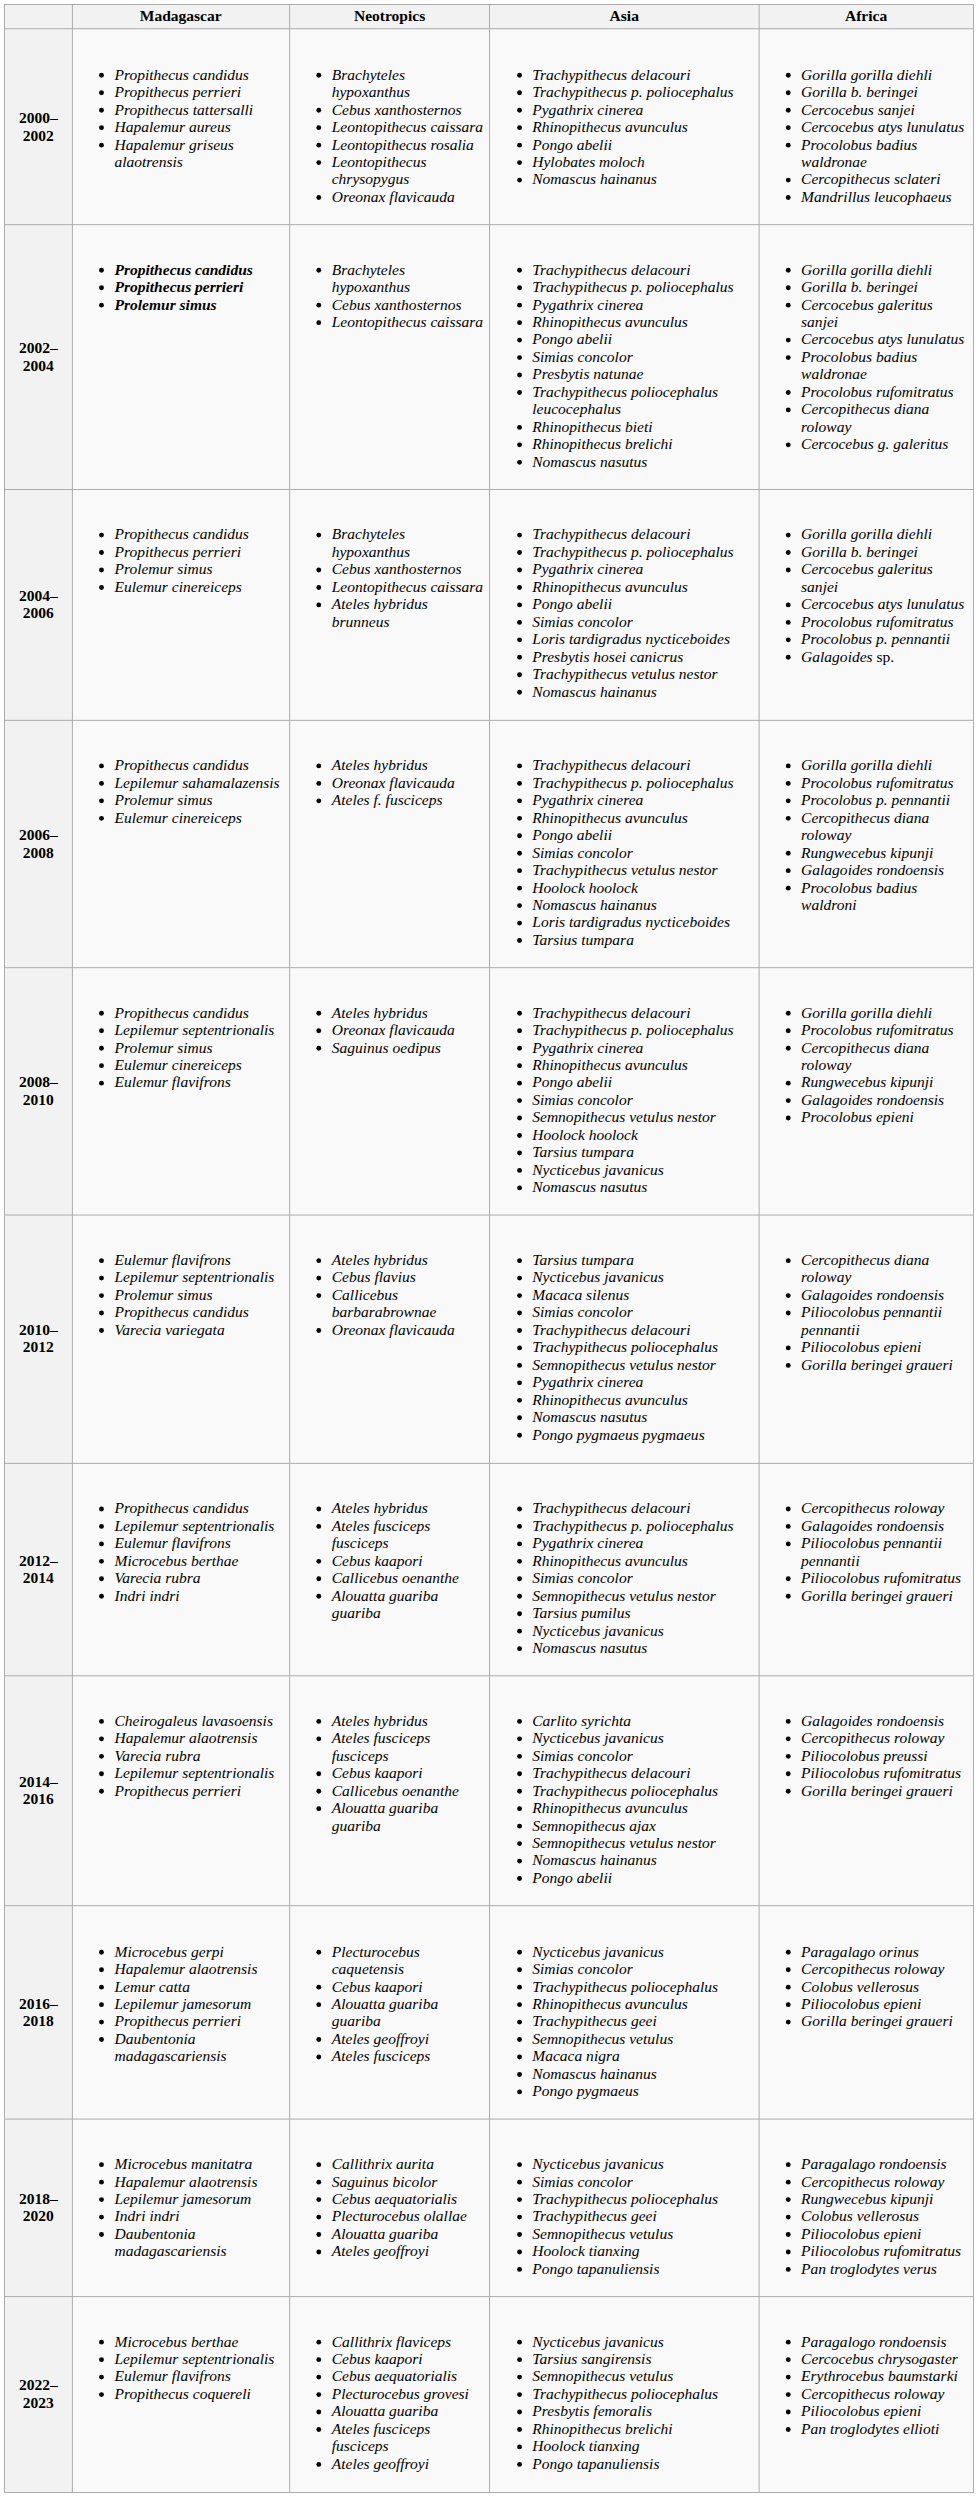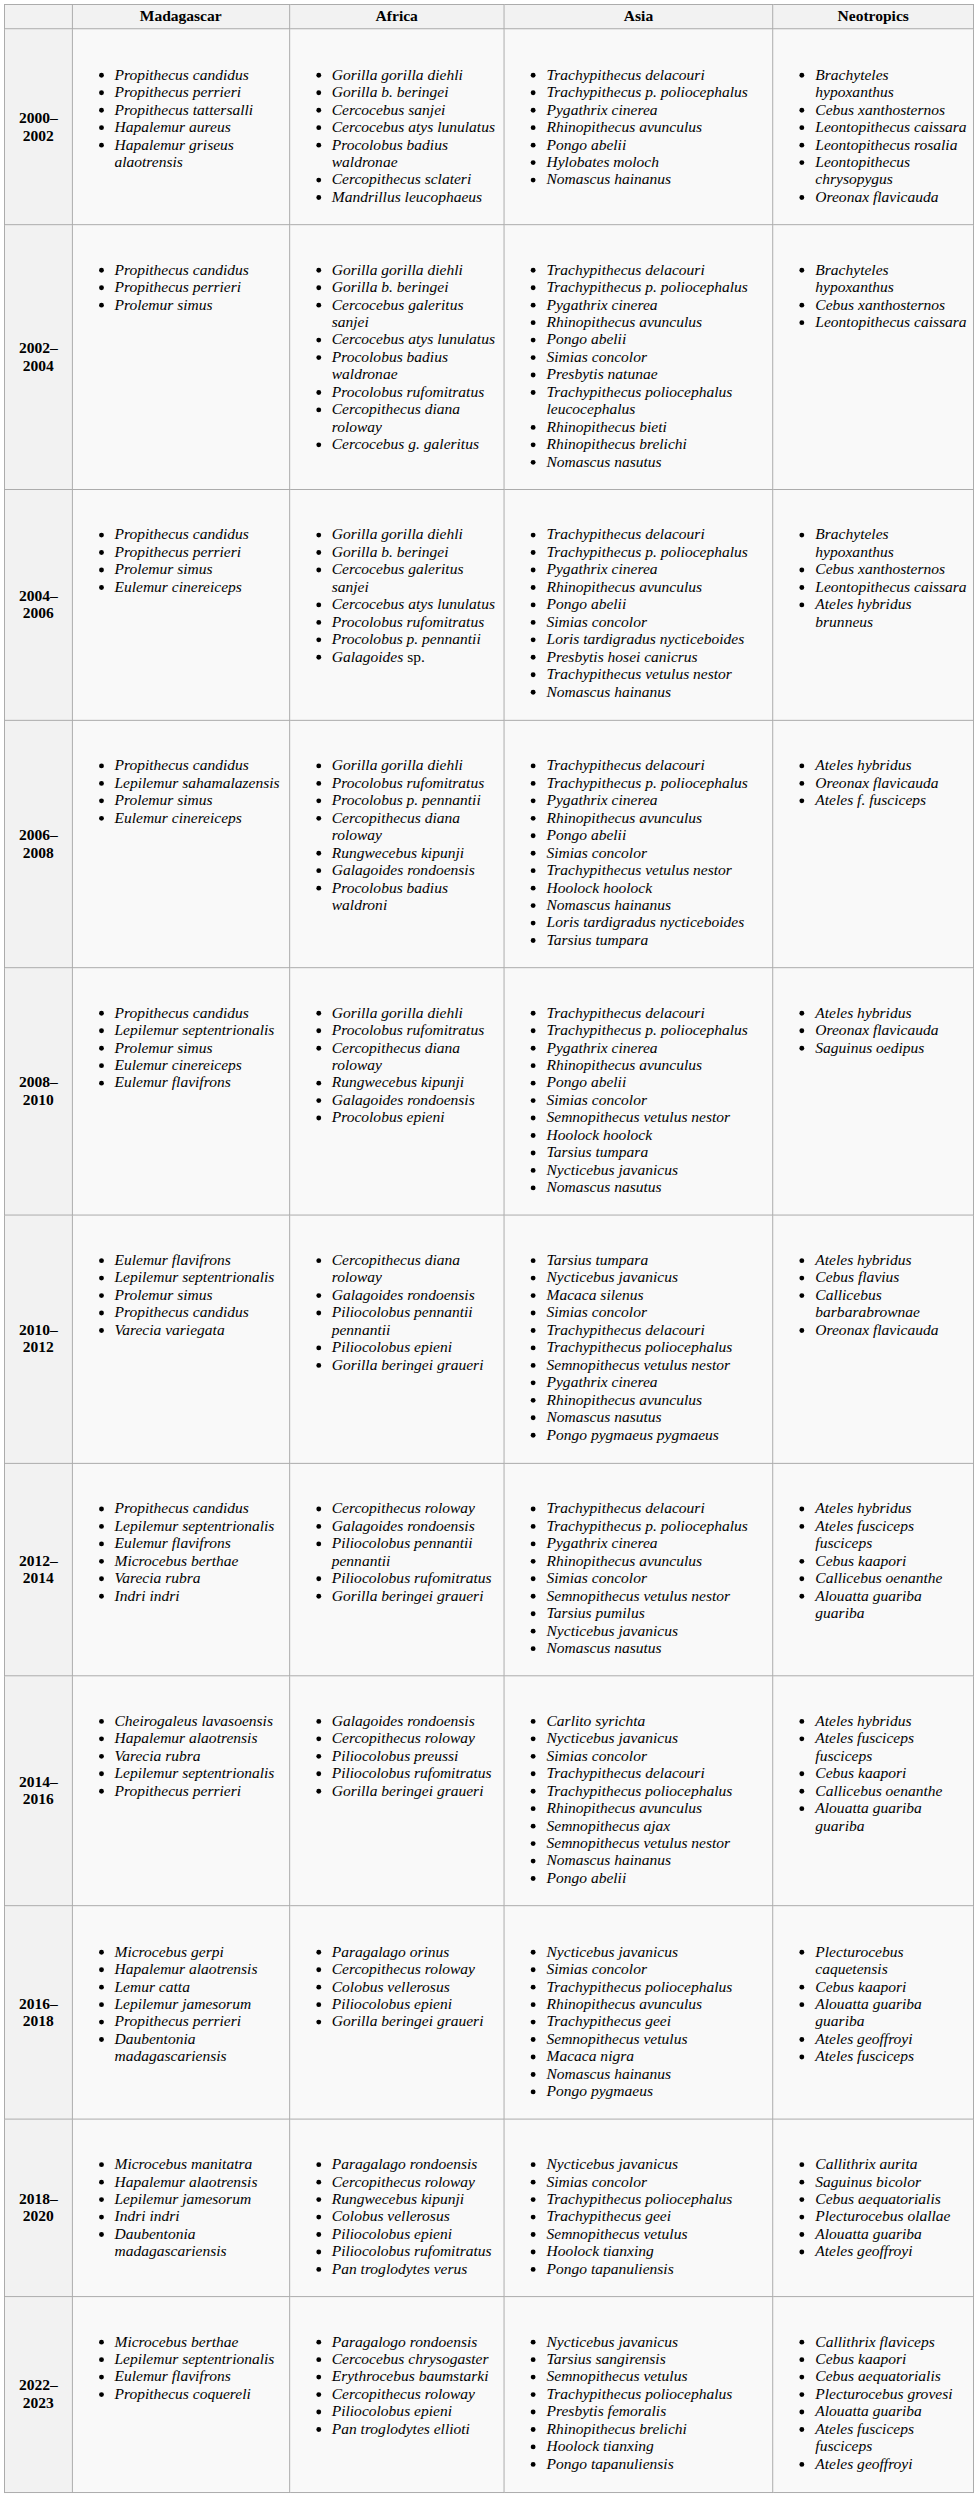columns swapped: (866, 16) <-> (390, 16)
(181, 287) bold -> (181, 287) normal
